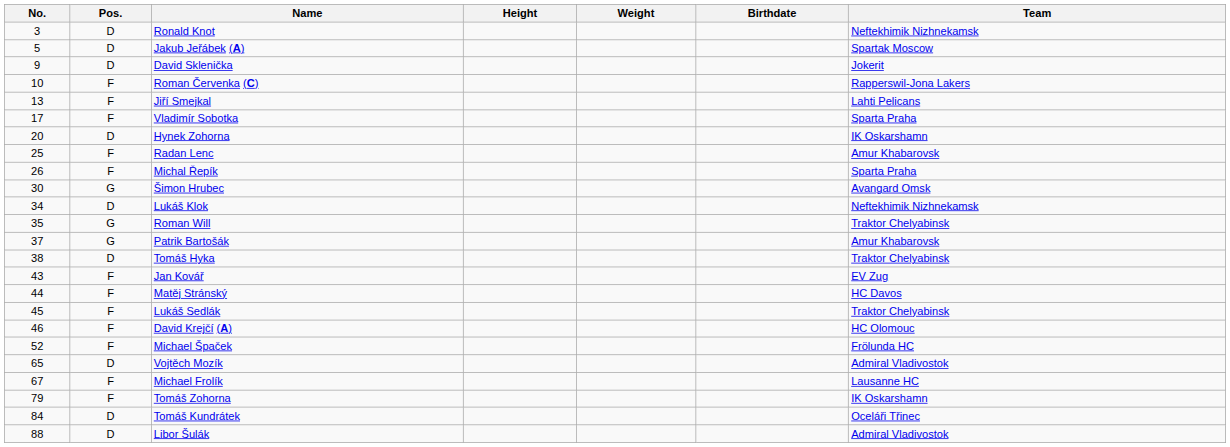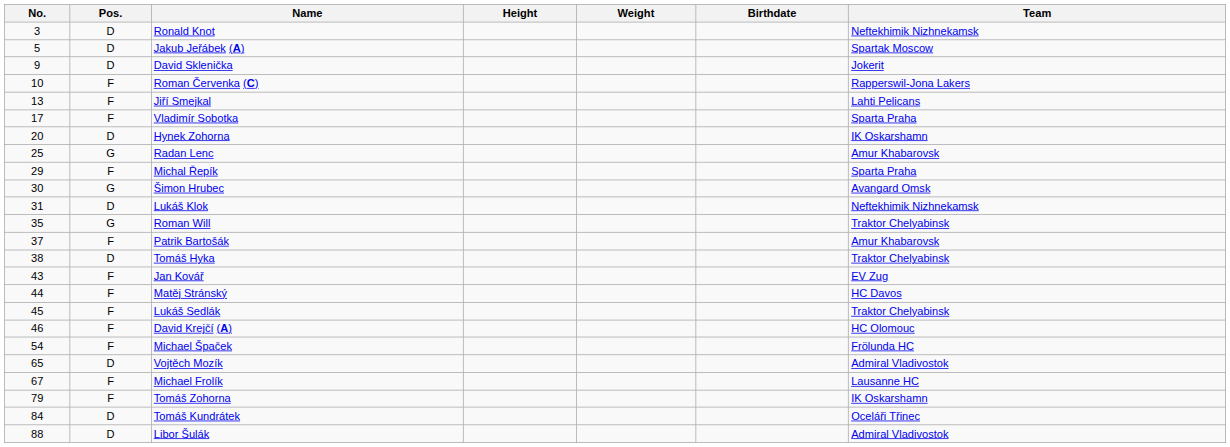(111, 154) F -> (111, 154) G
(37, 171) 26 -> (37, 171) 29
(37, 206) 34 -> (37, 206) 31
(111, 241) G -> (111, 241) F
(37, 346) 52 -> (37, 346) 54
